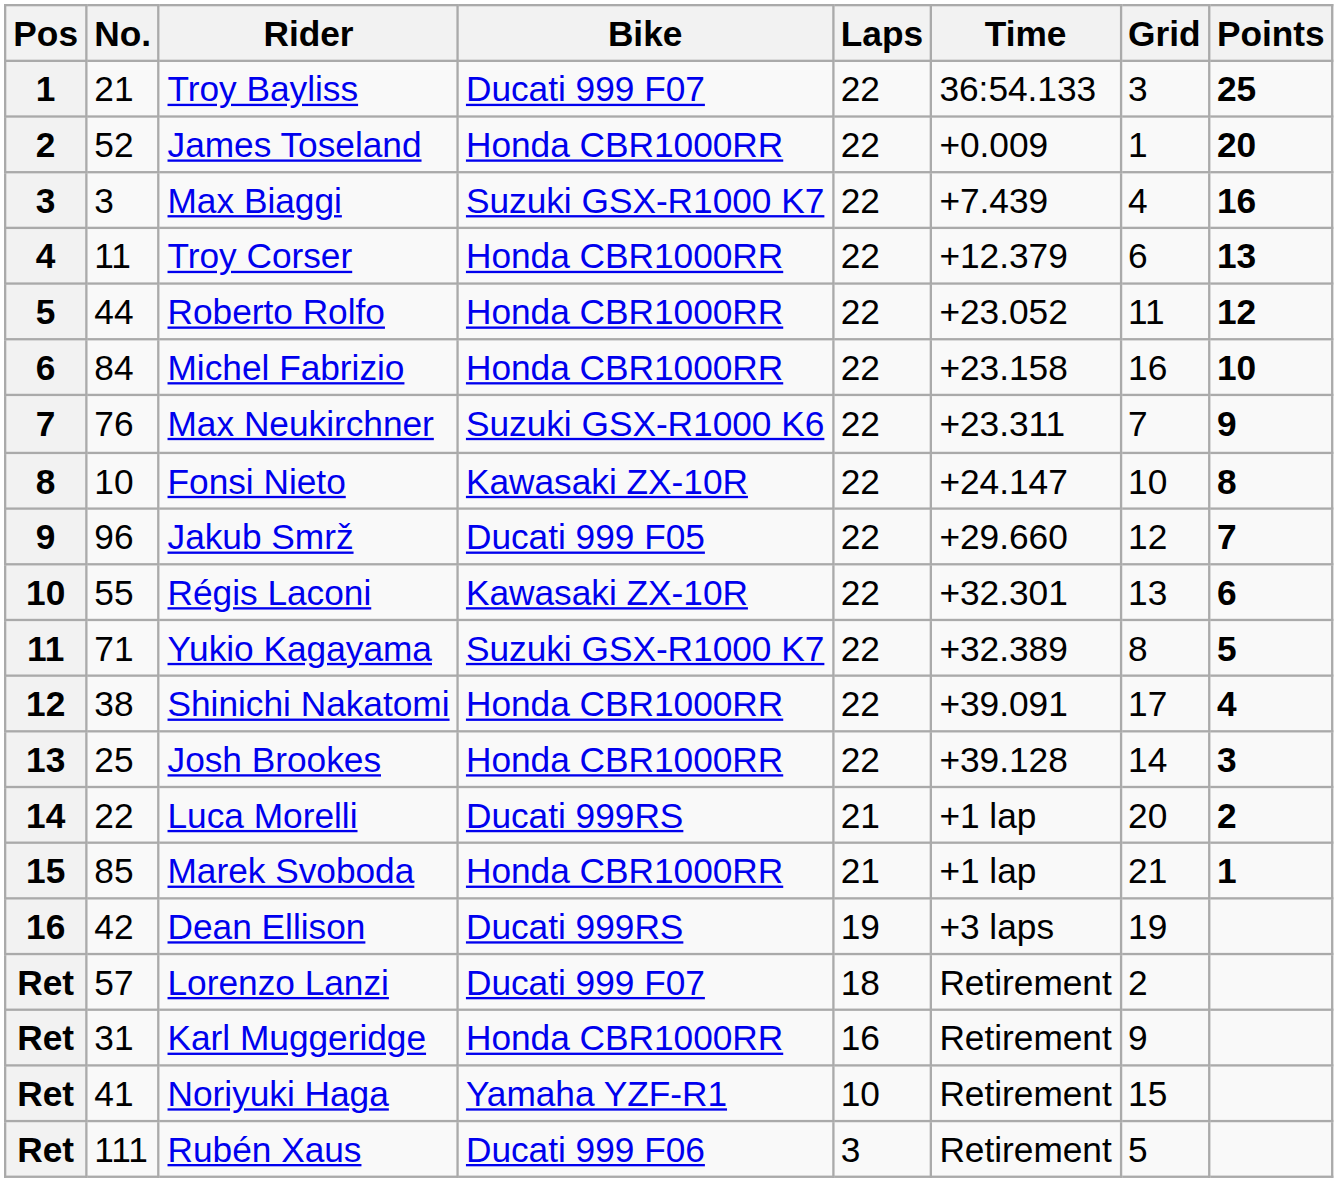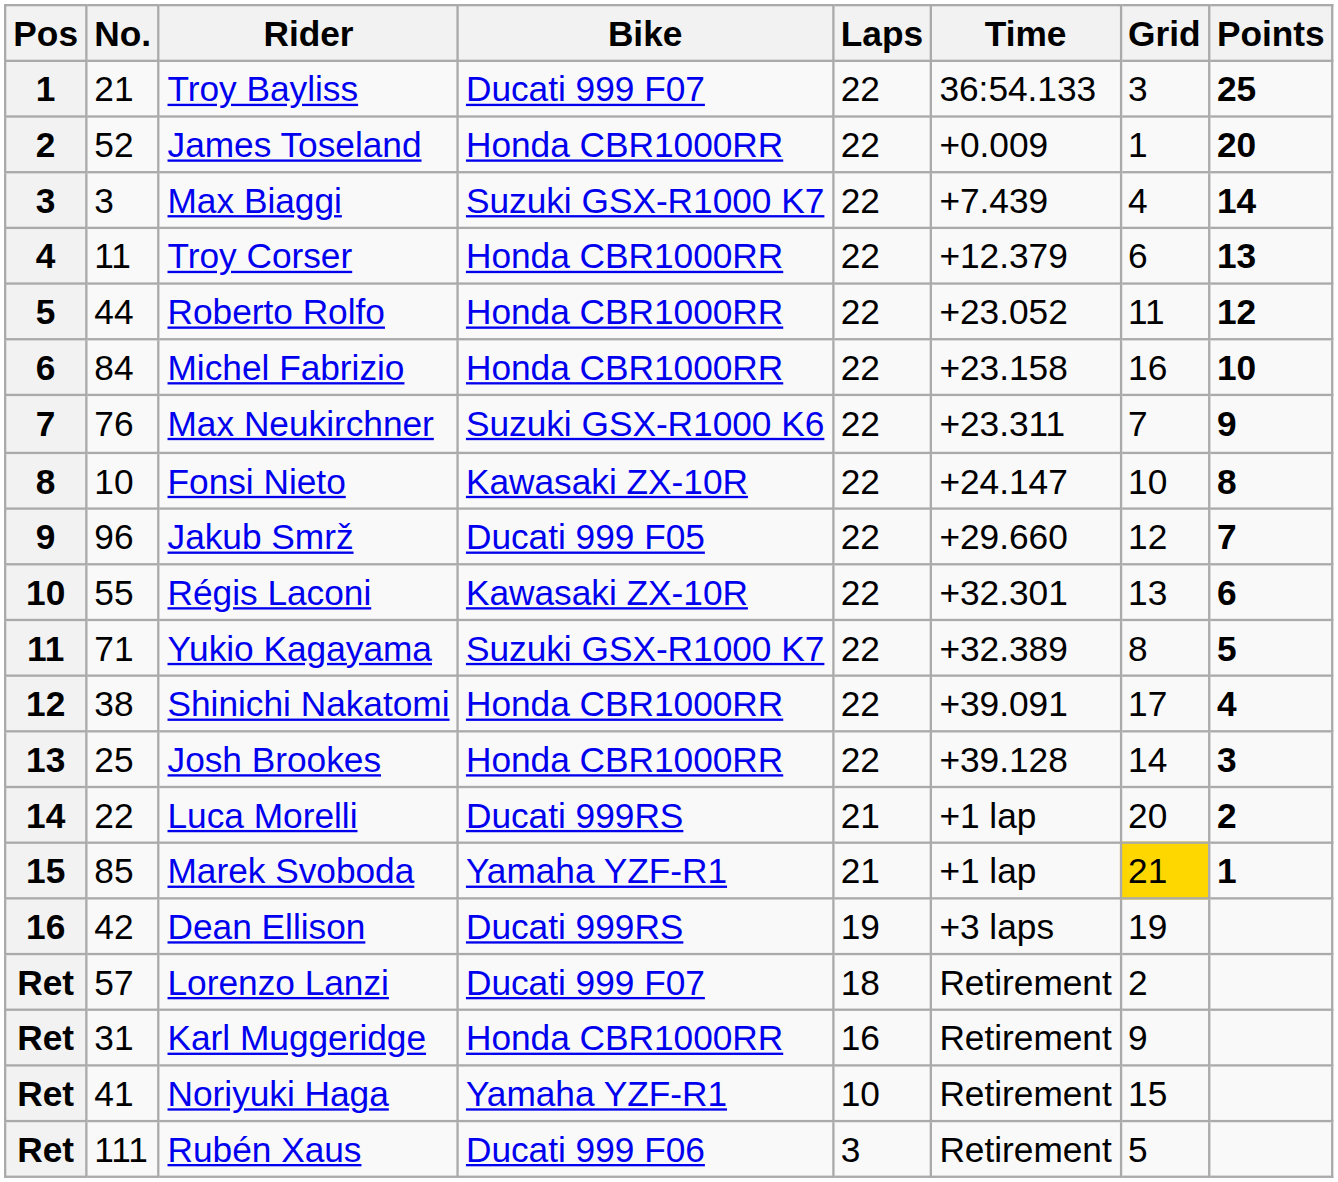(1237, 201) 16 -> (1237, 201) 14
(625, 871) Honda CBR1000RR -> (596, 871) Yamaha YZF-R1
(1148, 871) no background -> (1148, 871) gold background
